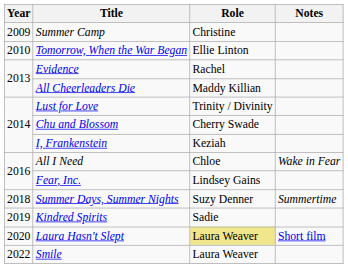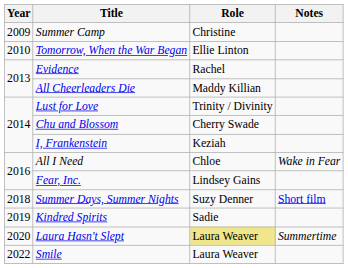(307, 198) Summertime -> (302, 198) Short film
(302, 236) Short film -> (307, 236) Summertime
